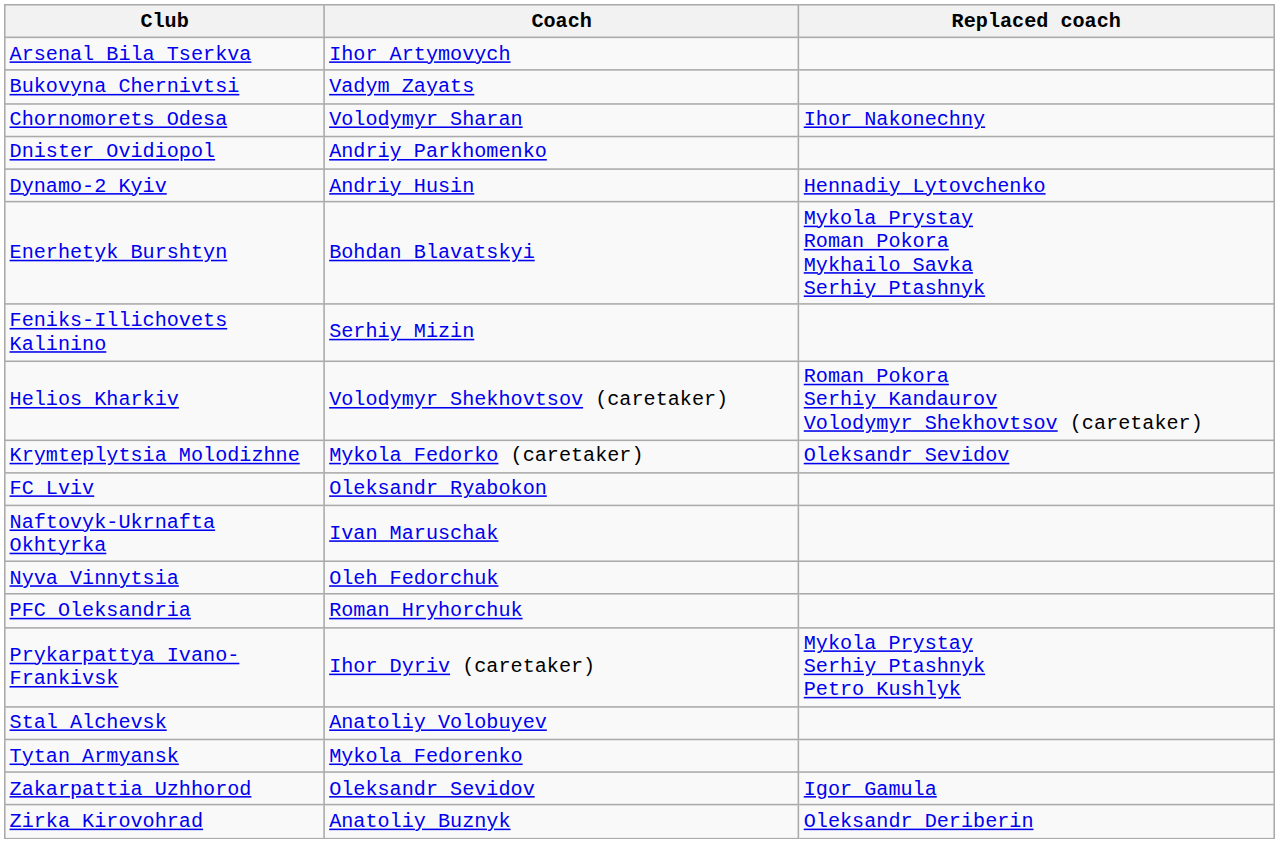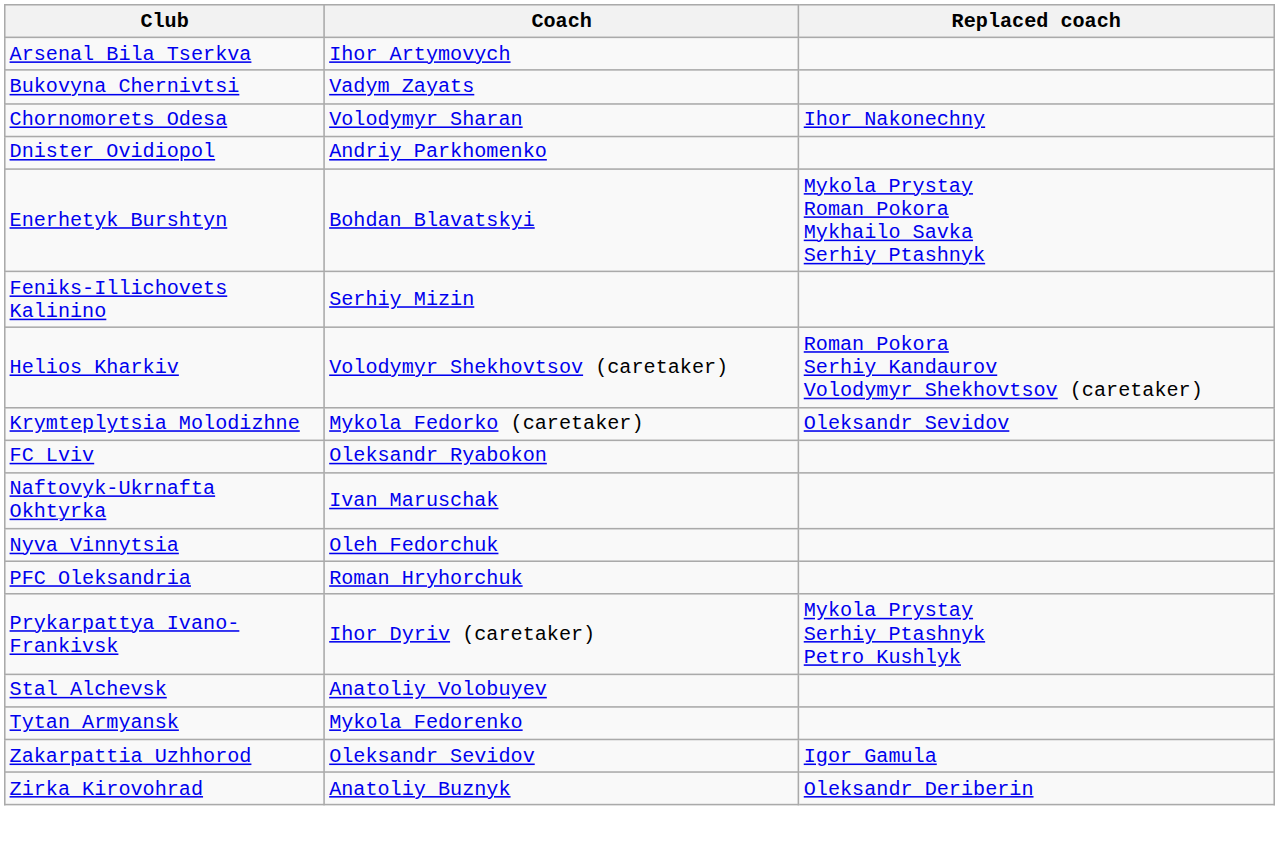- row: (88, 185)
